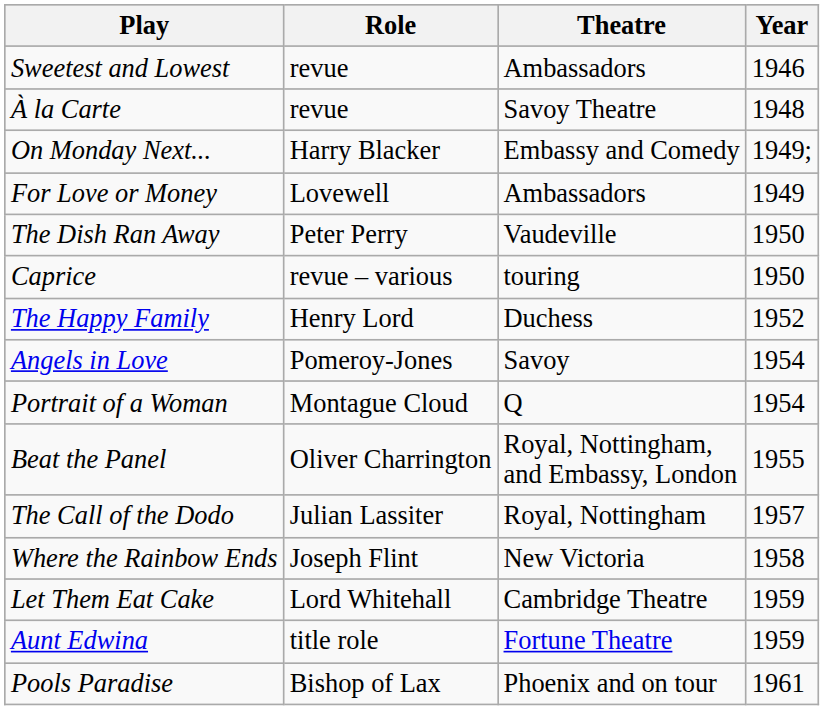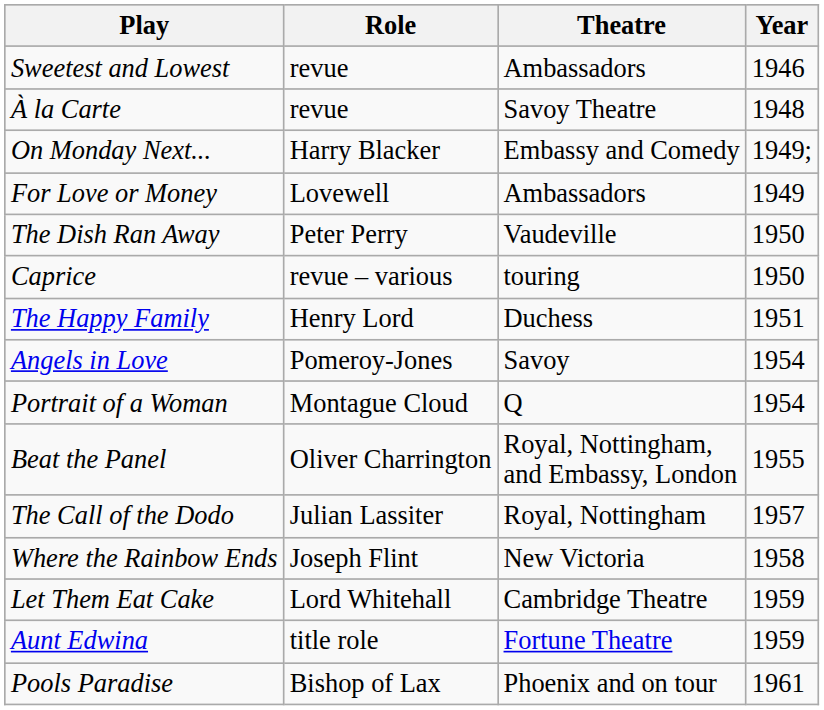(778, 318) 1952 -> (778, 318) 1951
